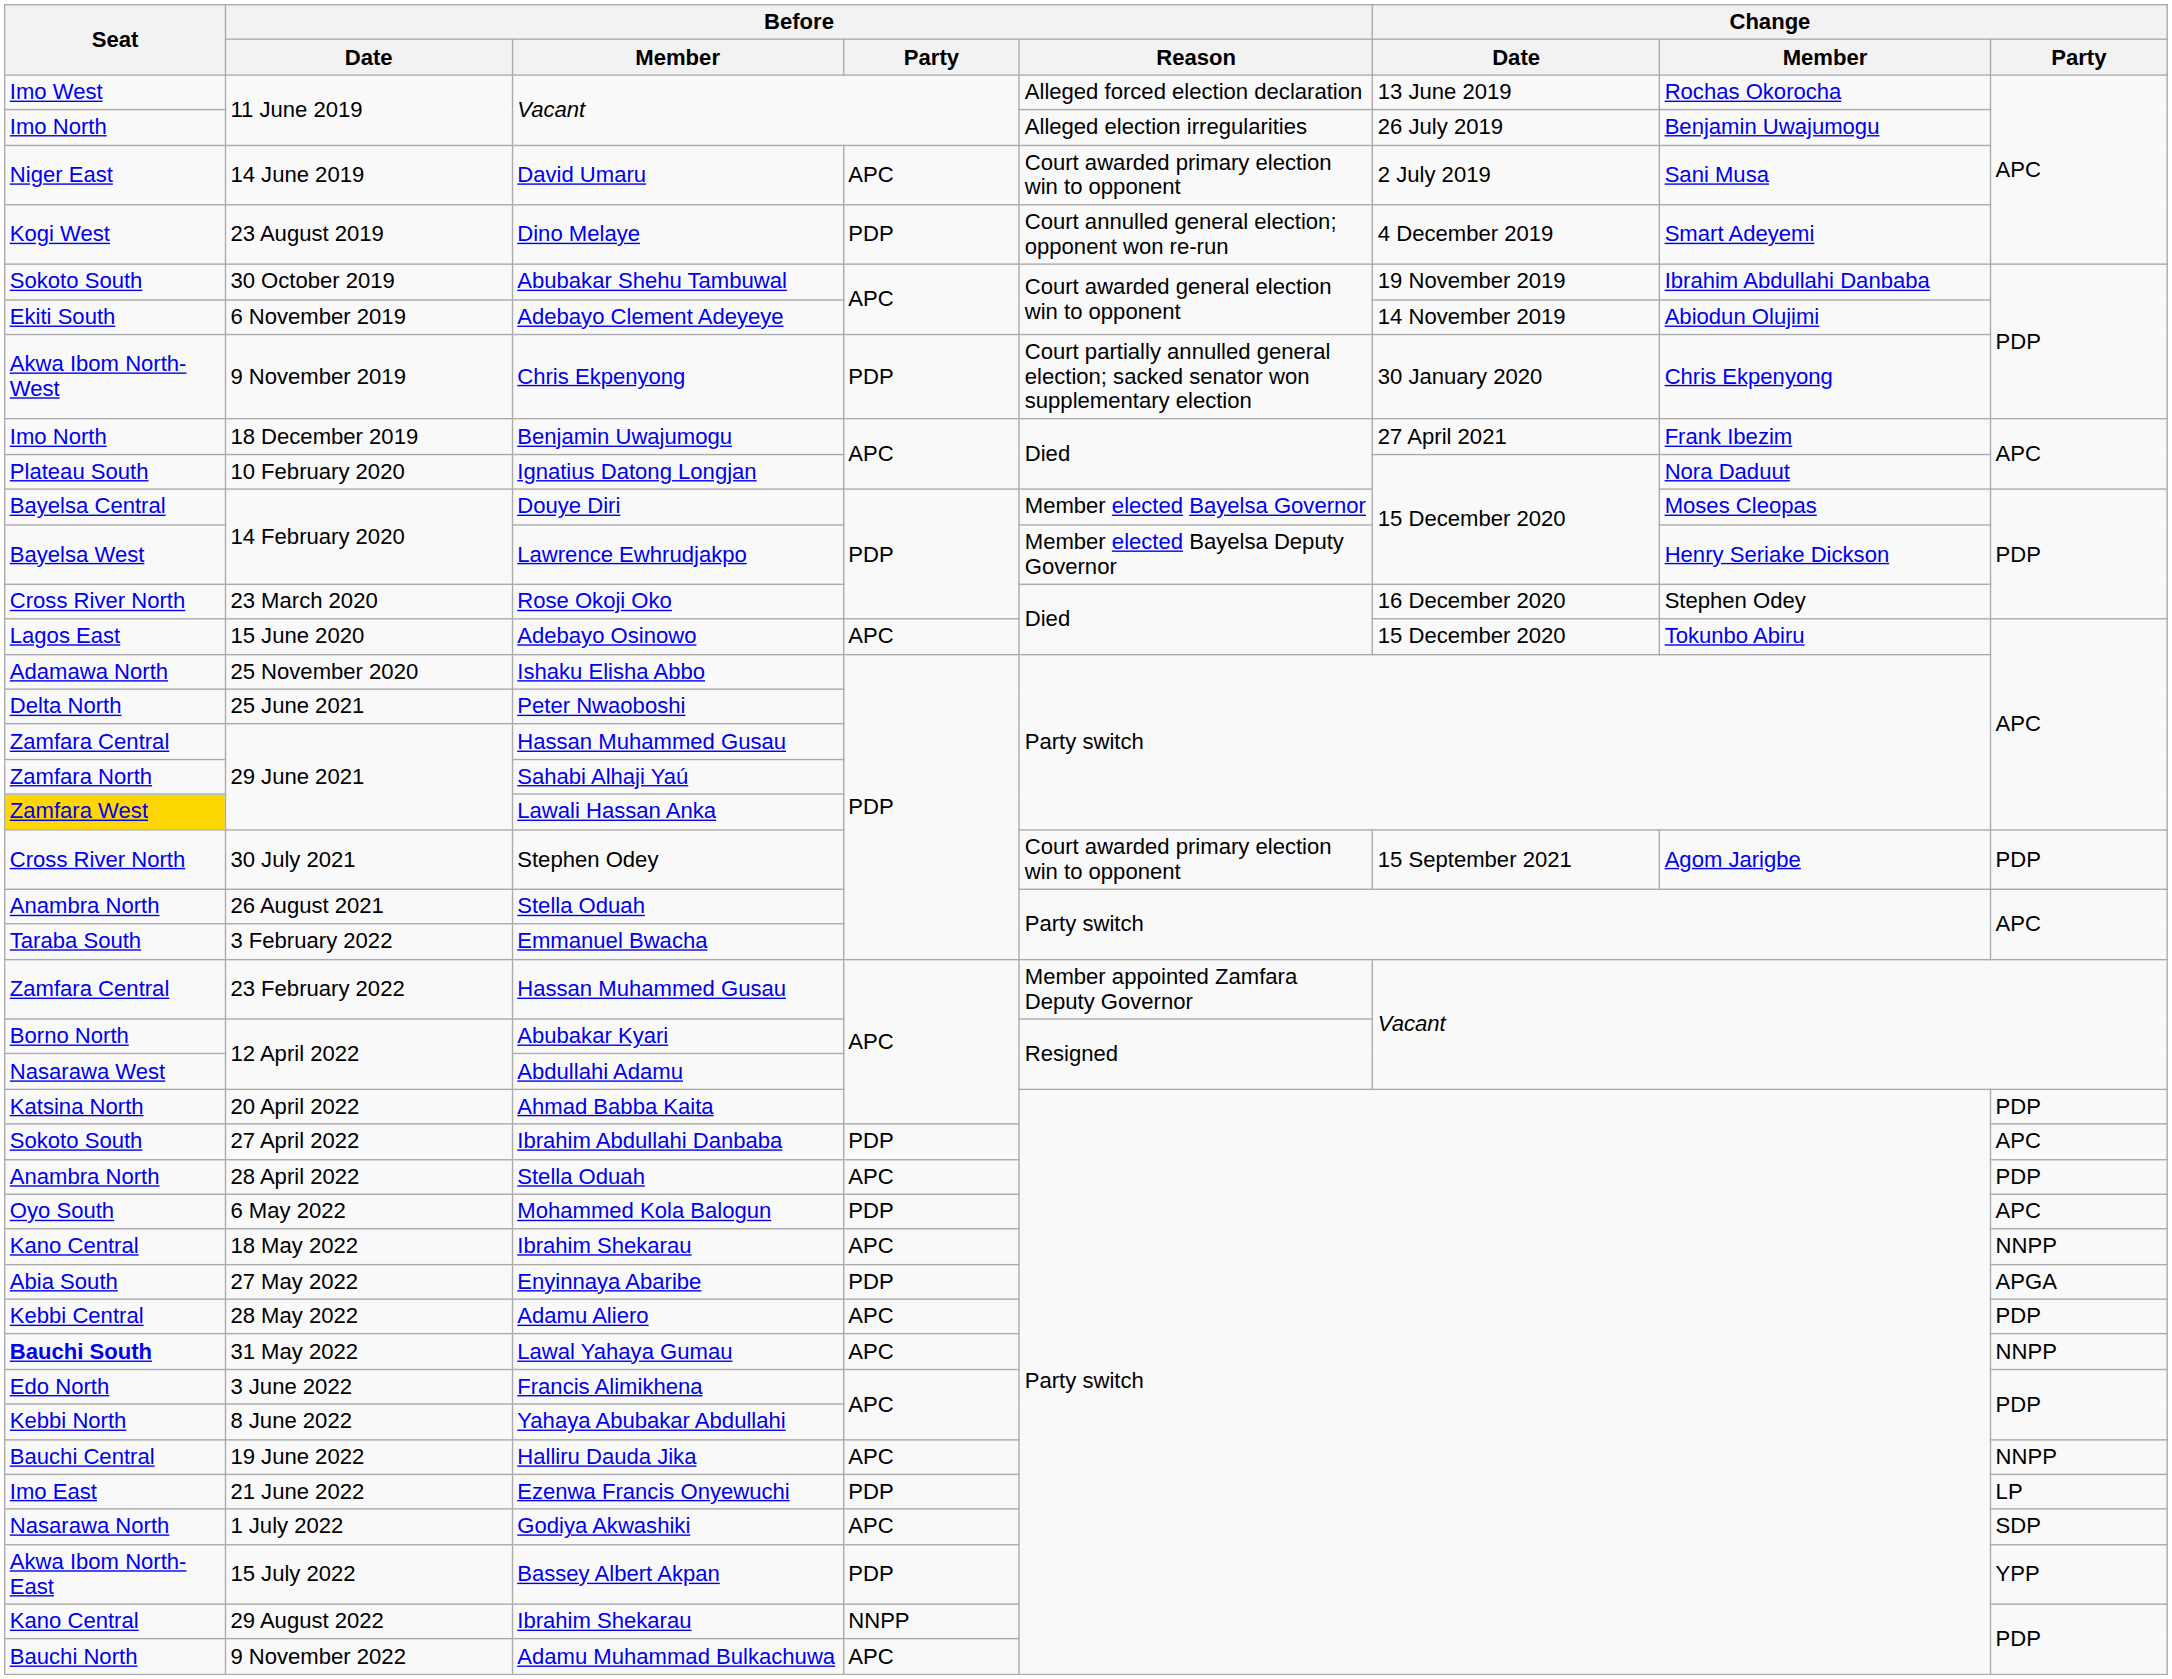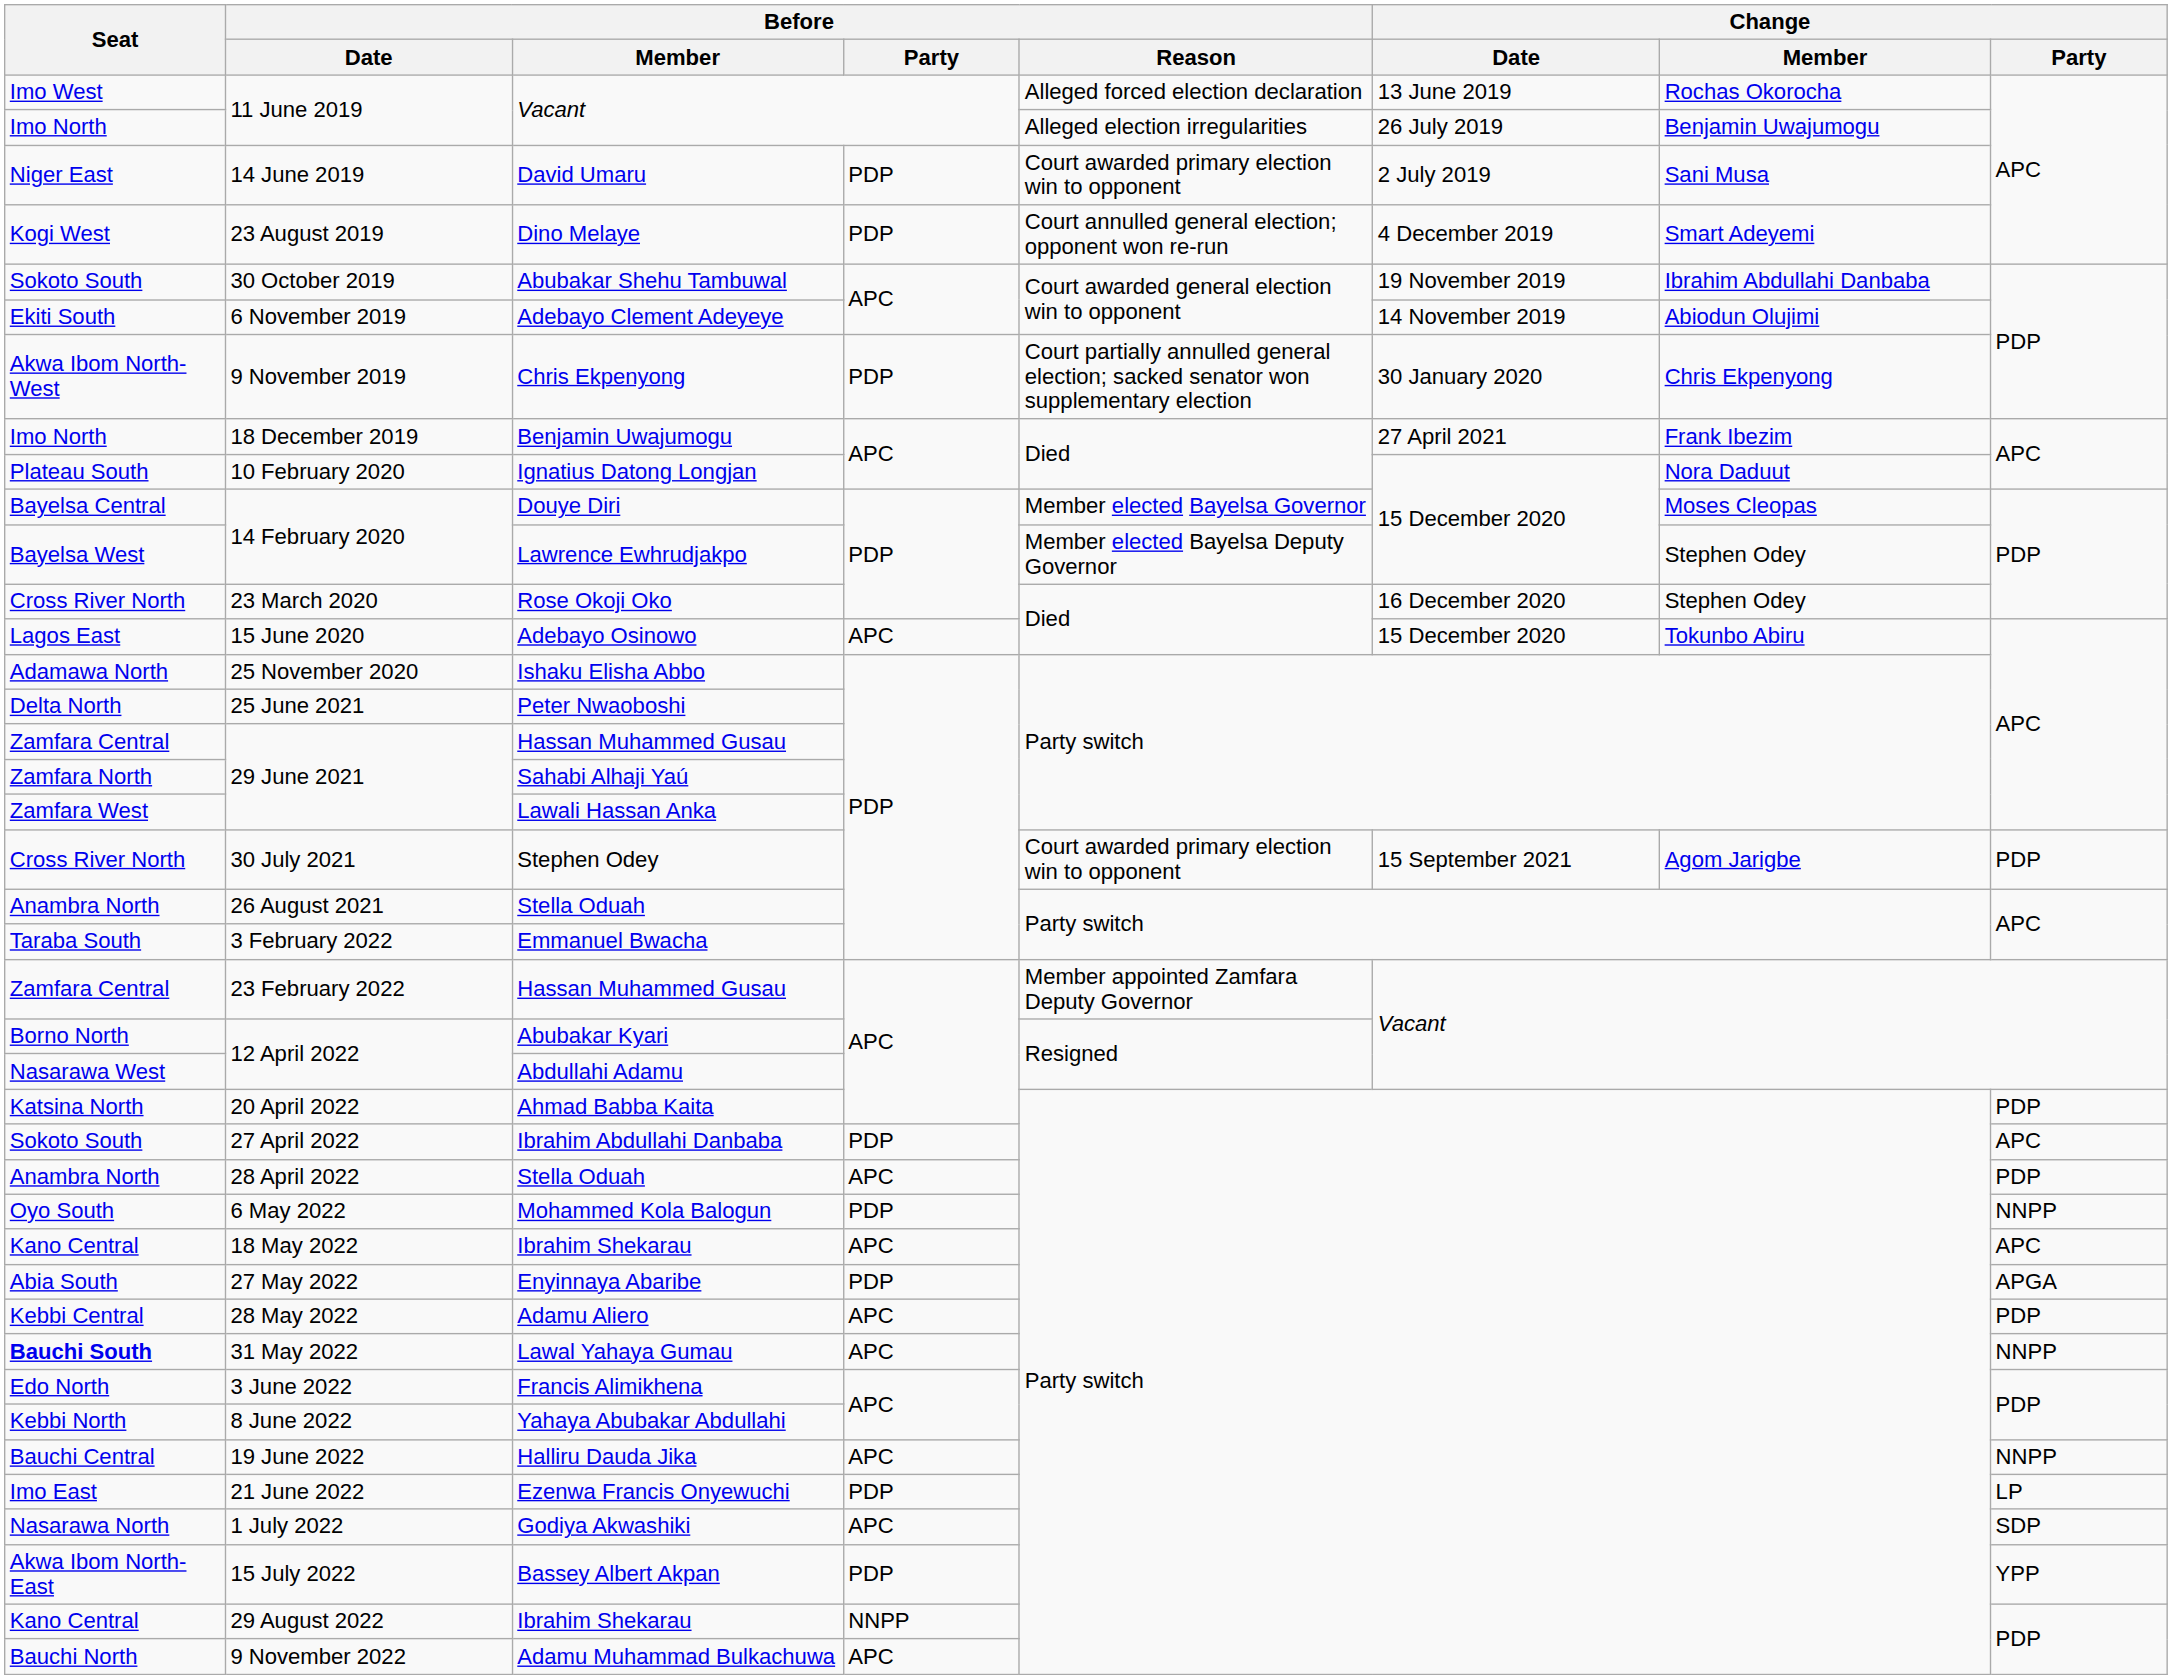(871, 174) APC -> (871, 174) PDP
(1777, 553) Henry Seriake Dickson -> (1735, 553) Stephen Odey
(79, 811) gold background -> (79, 811) no background
(2018, 1211) APC -> (2026, 1211) NNPP
(2026, 1246) NNPP -> (2018, 1246) APC
